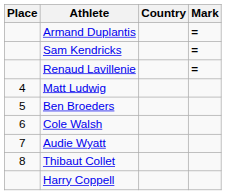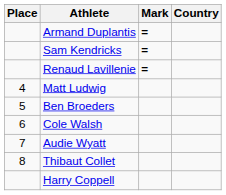columns swapped: (164, 13) <-> (205, 13)
